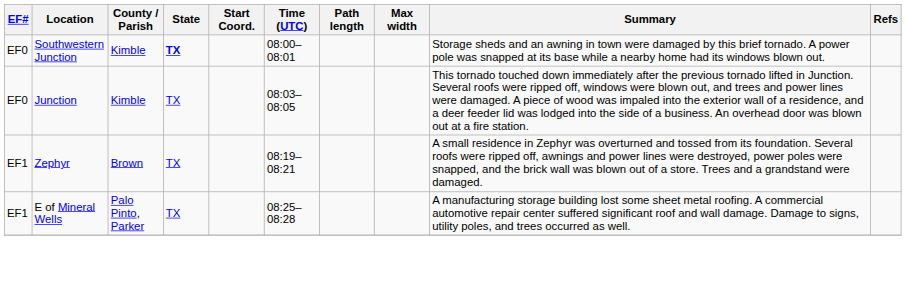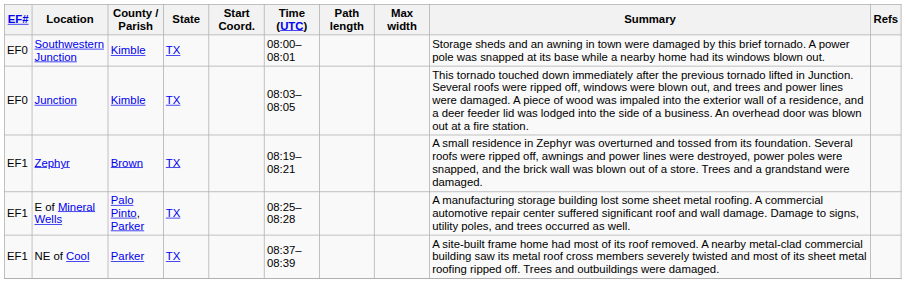(173, 50) bold -> (173, 50) normal
+ row: (62, 256)
